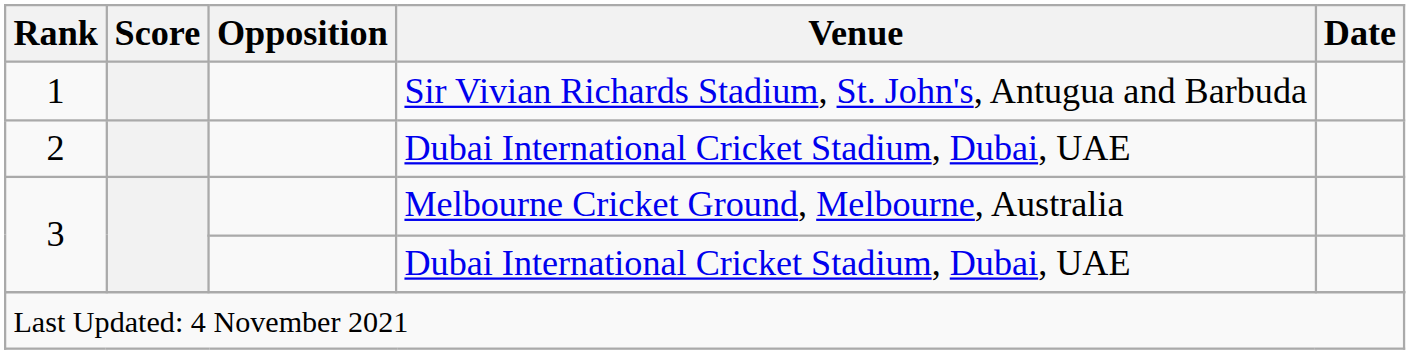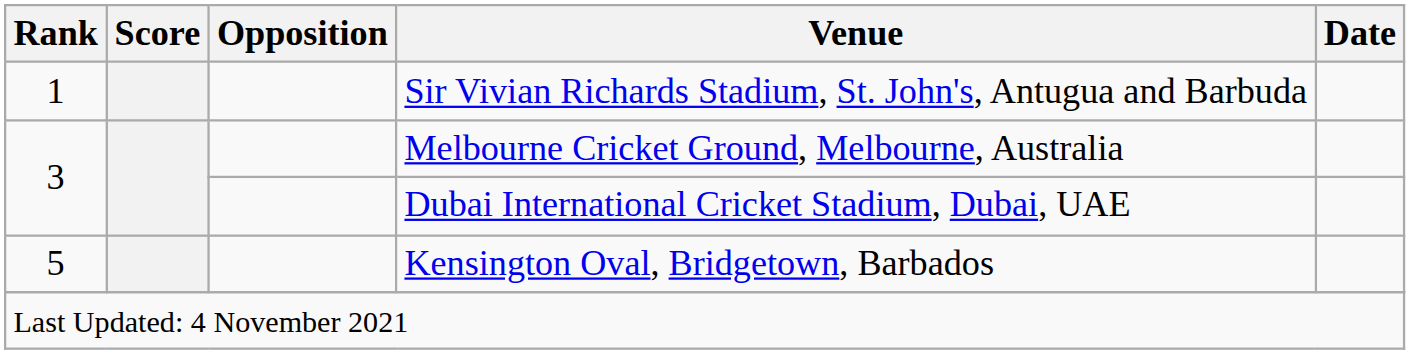- row: (56, 147)
+ row: (56, 262)
